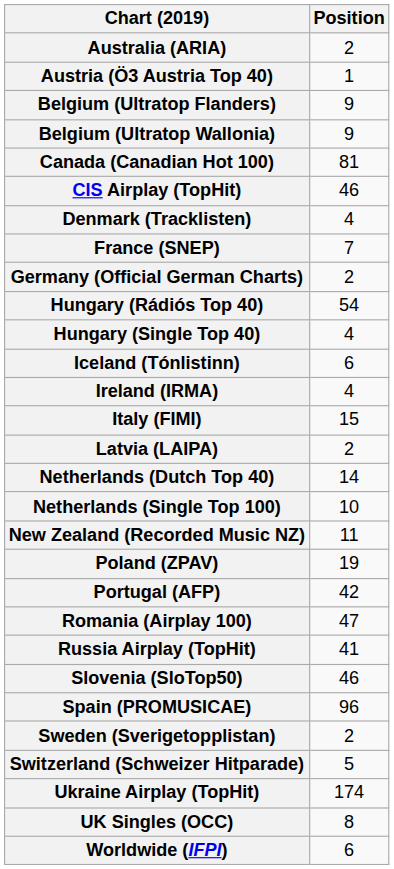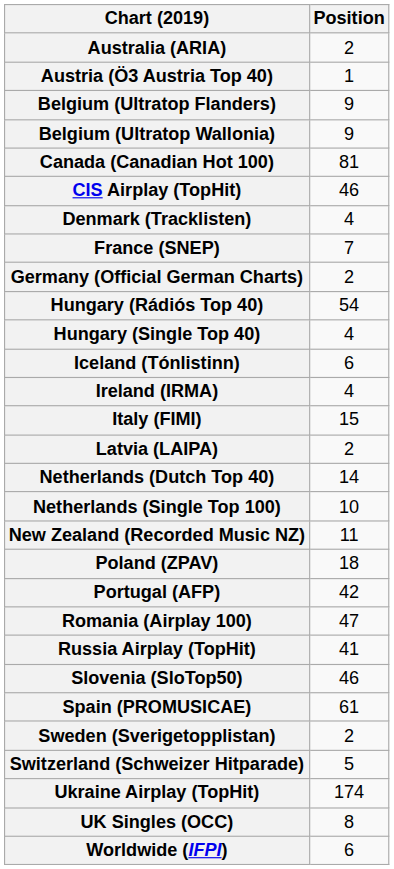(349, 563) 19 -> (349, 563) 18
(349, 707) 96 -> (349, 707) 61
